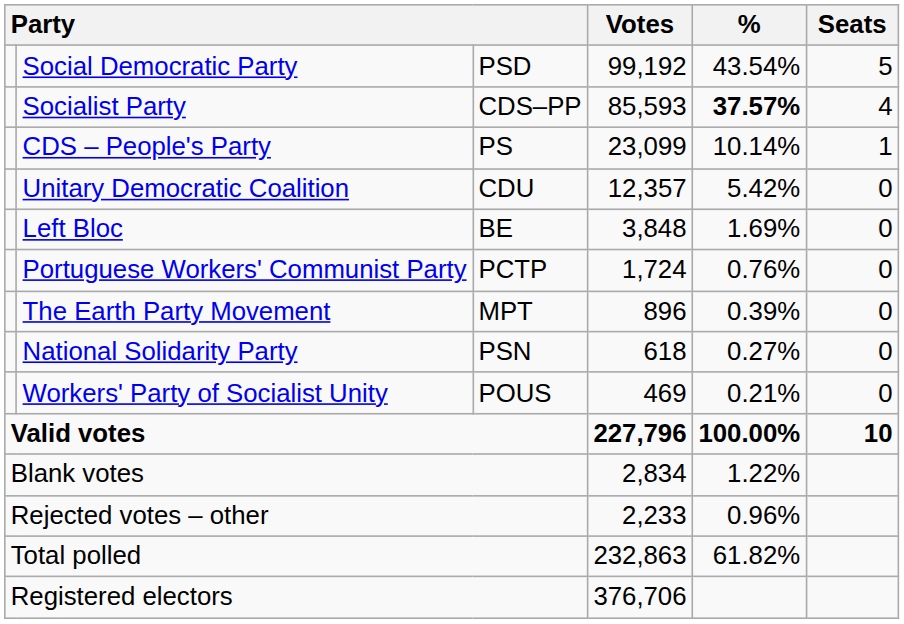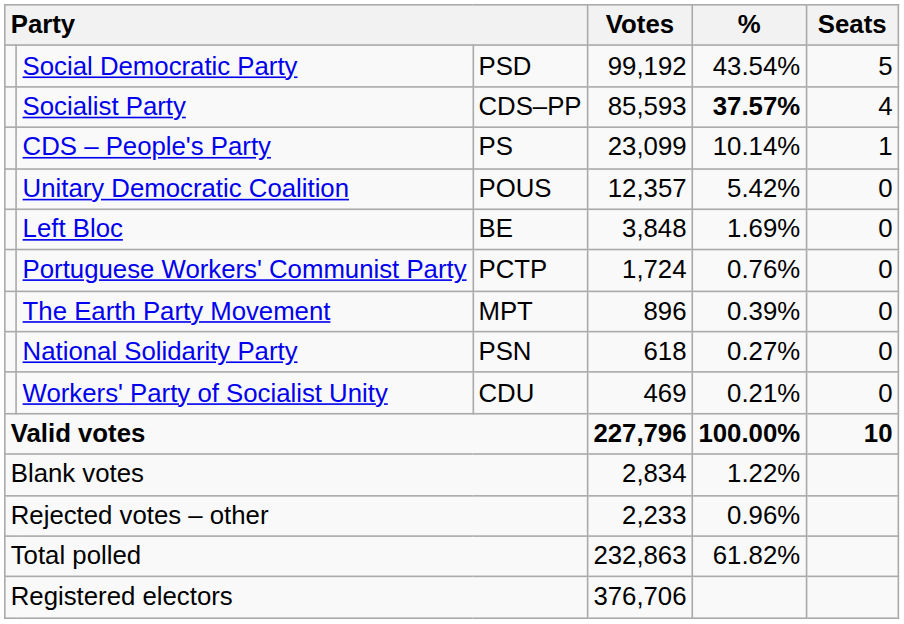(506, 188) CDU -> (515, 188) POUS
(515, 392) POUS -> (506, 392) CDU
